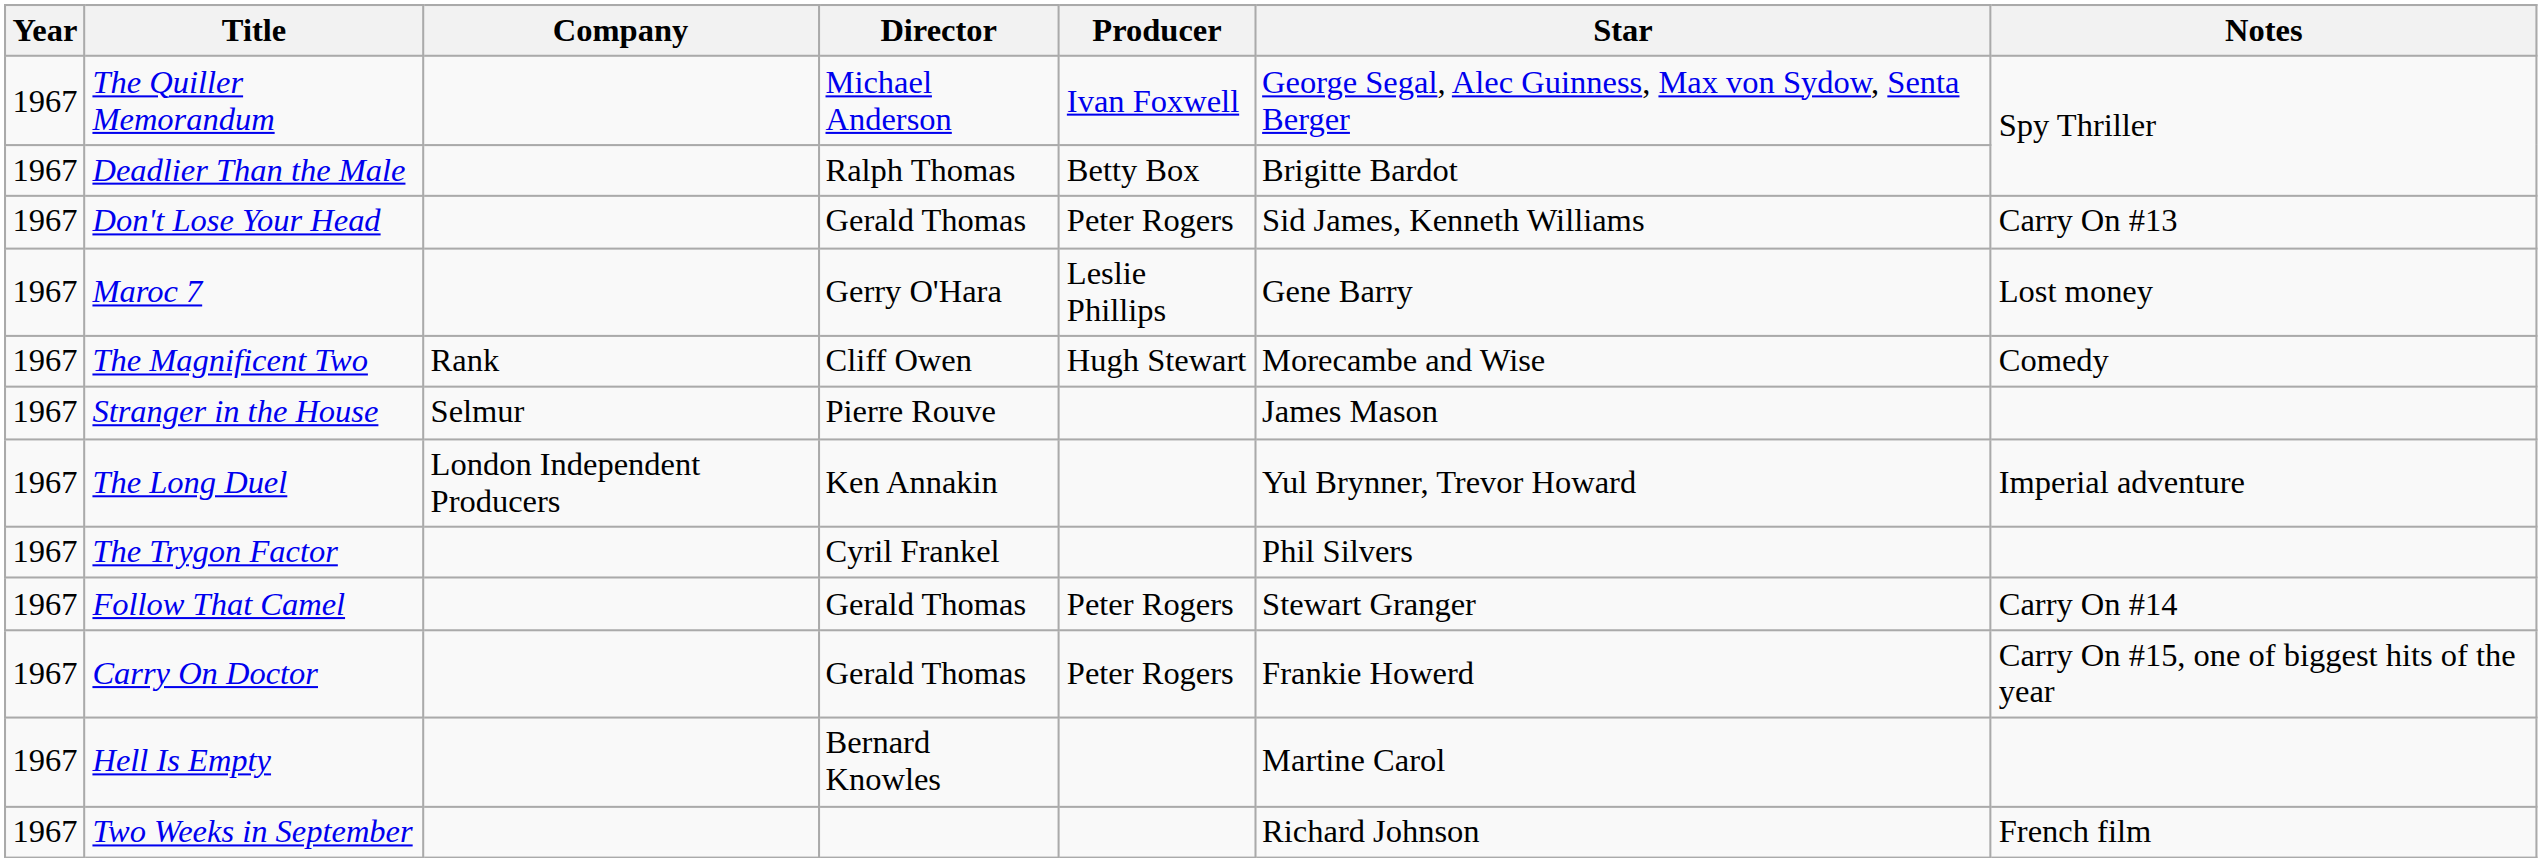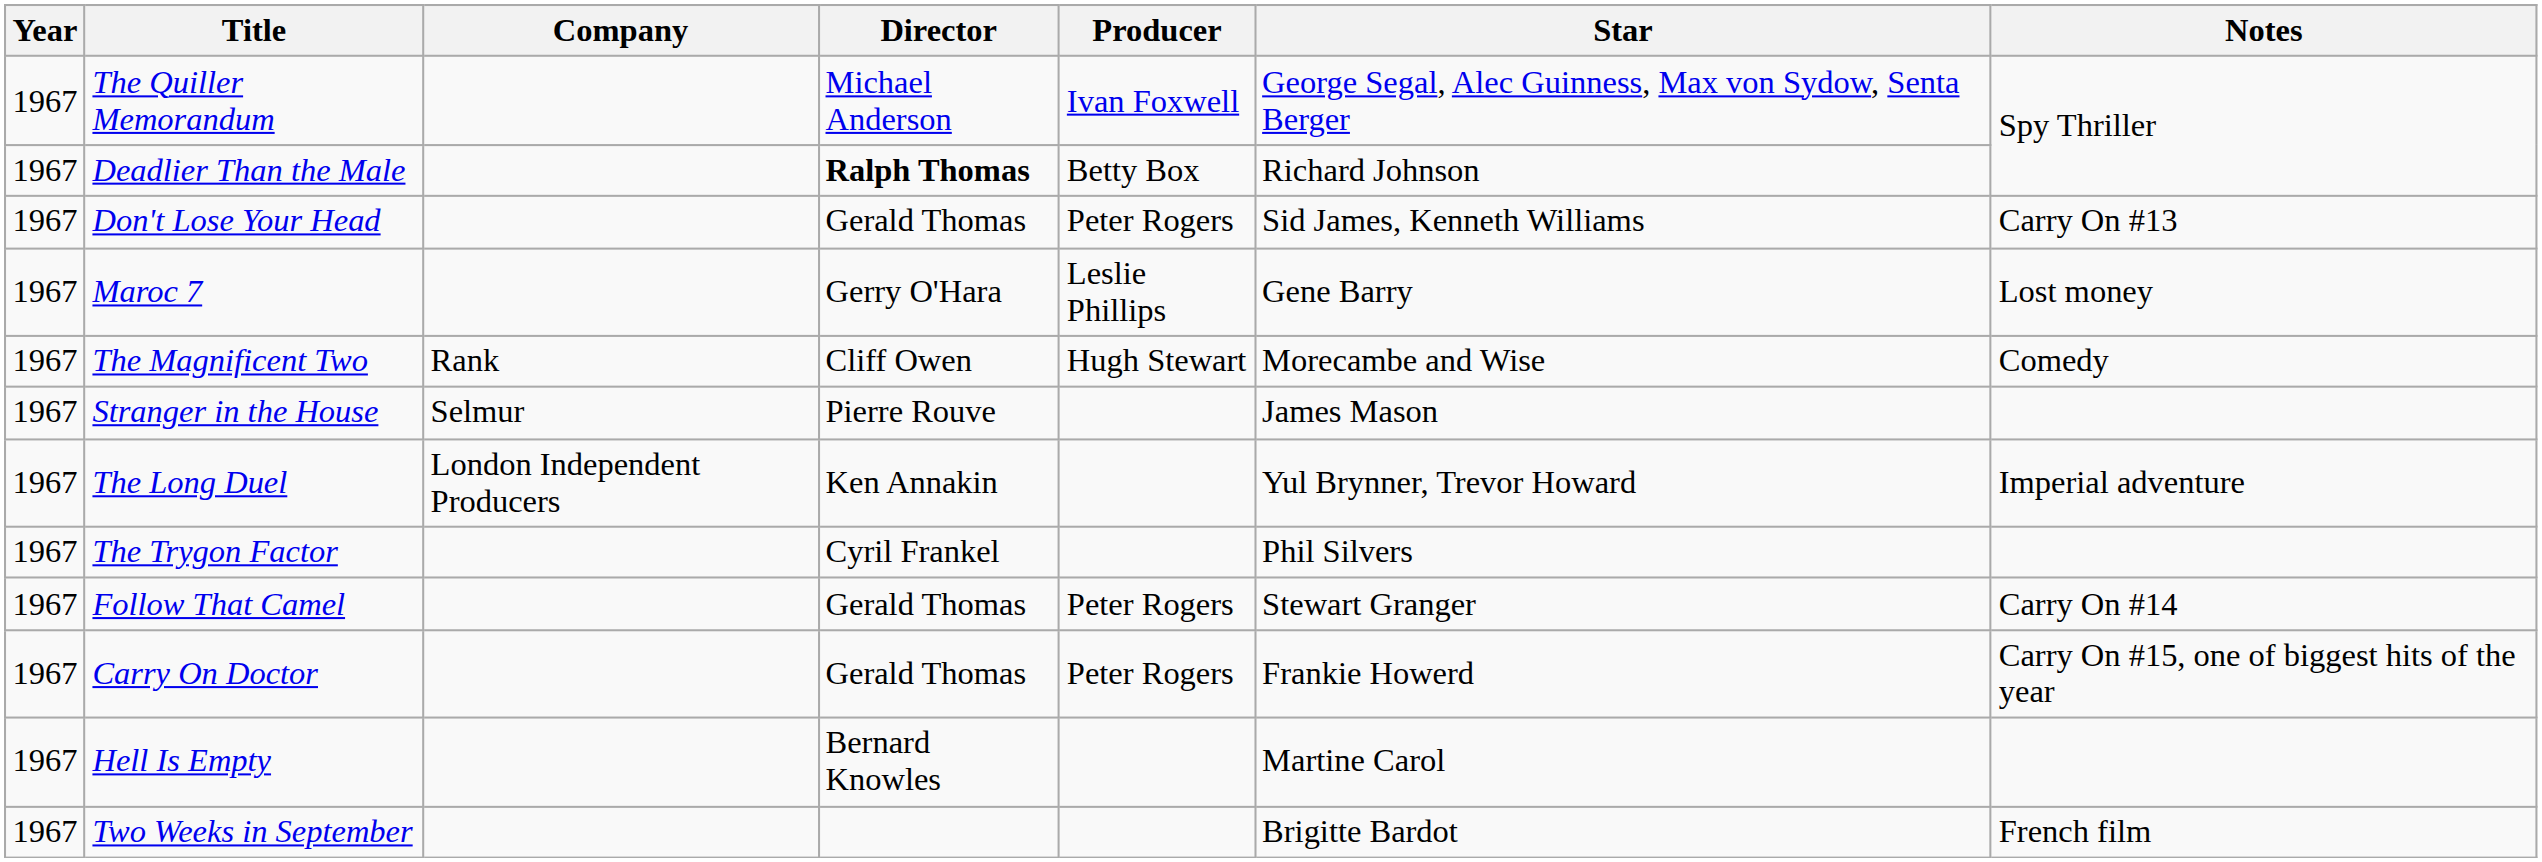(920, 169) normal -> (928, 169) bold
(1360, 169) Brigitte Bardot -> (1371, 169) Richard Johnson
(1371, 831) Richard Johnson -> (1360, 831) Brigitte Bardot
